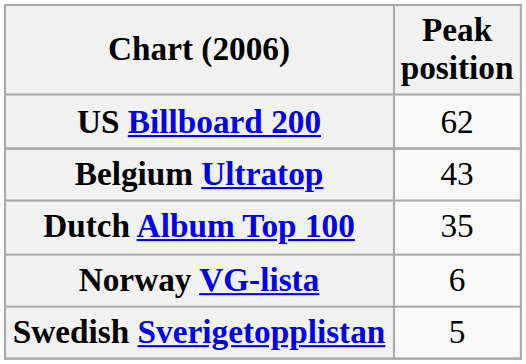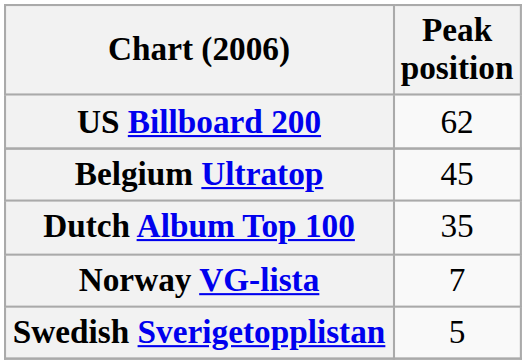(457, 173) 43 -> (457, 173) 45
(457, 279) 6 -> (457, 279) 7
